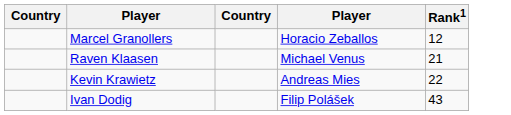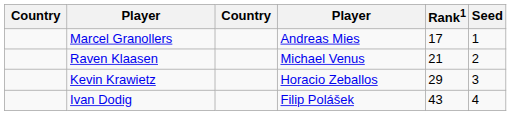+ column: (487, 16)
(329, 38) Horacio Zeballos -> (320, 38) Andreas Mies
(435, 38) 12 -> (435, 38) 17
(320, 79) Andreas Mies -> (329, 79) Horacio Zeballos
(435, 79) 22 -> (435, 79) 29
